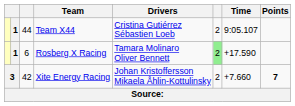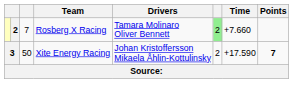- row: (55, 29)
(15, 53) 1 -> (15, 29) 2
(27, 53) 6 -> (27, 29) 7
(240, 53) +17.590 -> (237, 29) +7.660
(27, 76) 42 -> (27, 53) 50
(237, 76) +7.660 -> (240, 53) +17.590
